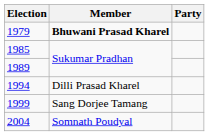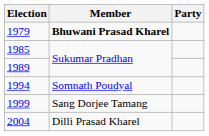(96, 85) Dilli Prasad Kharel -> (92, 85) Somnath Poudyal
(92, 121) Somnath Poudyal -> (96, 121) Dilli Prasad Kharel
